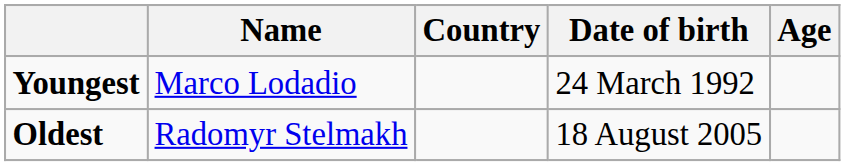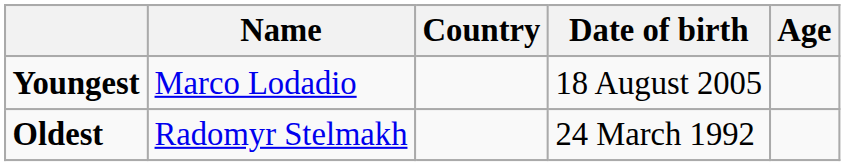(655, 82) 24 March 1992 -> (659, 82) 18 August 2005
(659, 133) 18 August 2005 -> (655, 133) 24 March 1992
